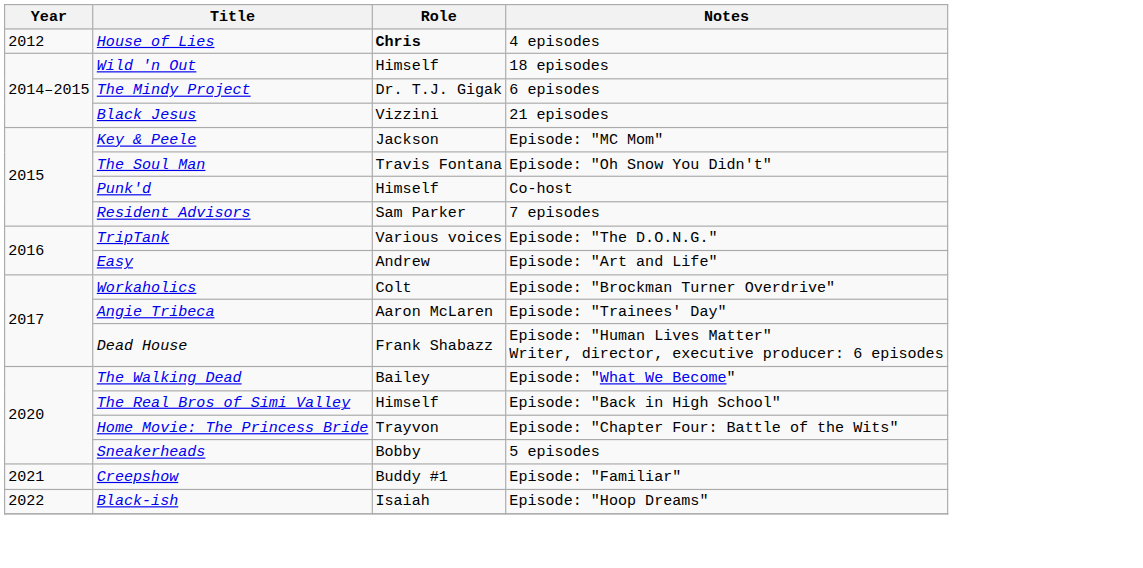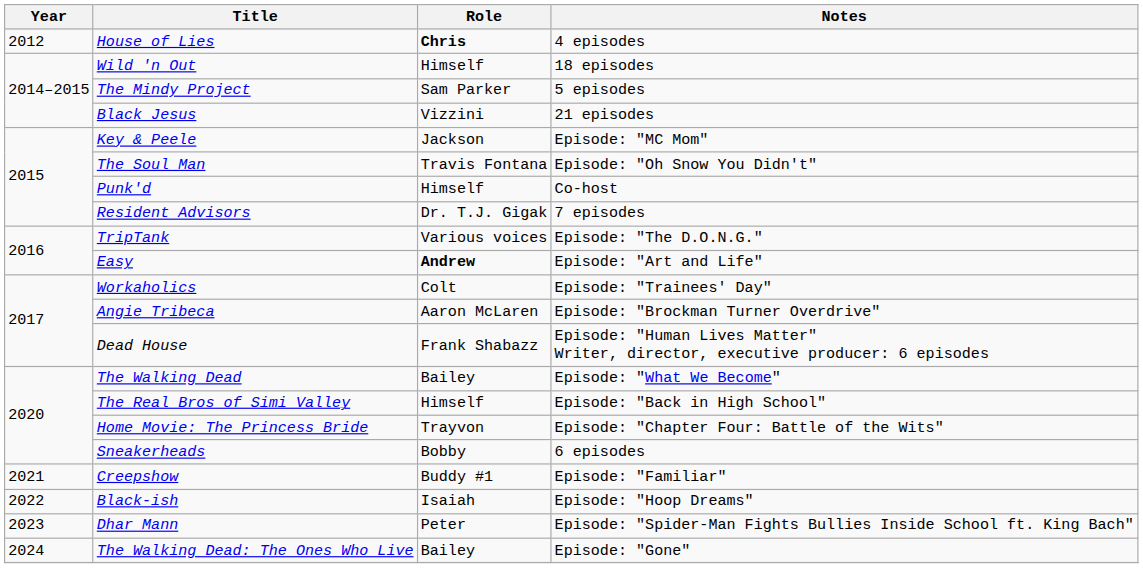(439, 91) Dr. T.J. Gigak -> (466, 91) Sam Parker
(555, 91) 6 episodes -> (600, 91) 5 episodes
(421, 213) Sam Parker -> (484, 213) Dr. T.J. Gigak
(403, 263) normal -> (448, 263) bold
(672, 287) Episode: "Brockman Turner Overdrive" -> (663, 287) Episode: "Trainees' Day"
(618, 312) Episode: "Trainees' Day" -> (717, 312) Episode: "Brockman Turner Overdrive"
(555, 452) 5 episodes -> (600, 452) 6 episodes
+ row: (138, 526)
+ row: (255, 550)
